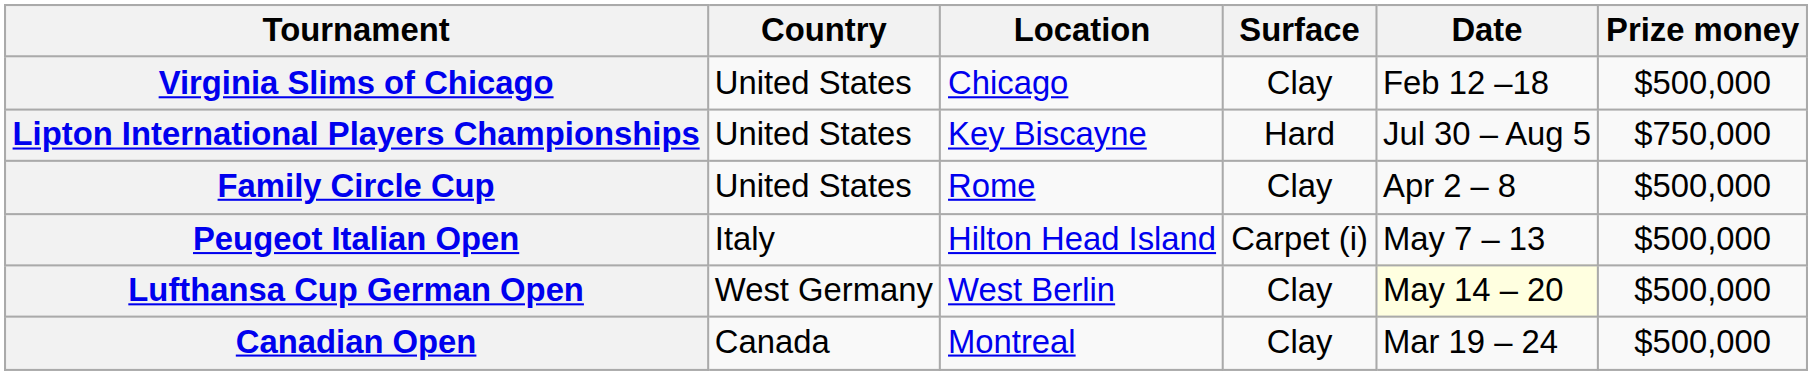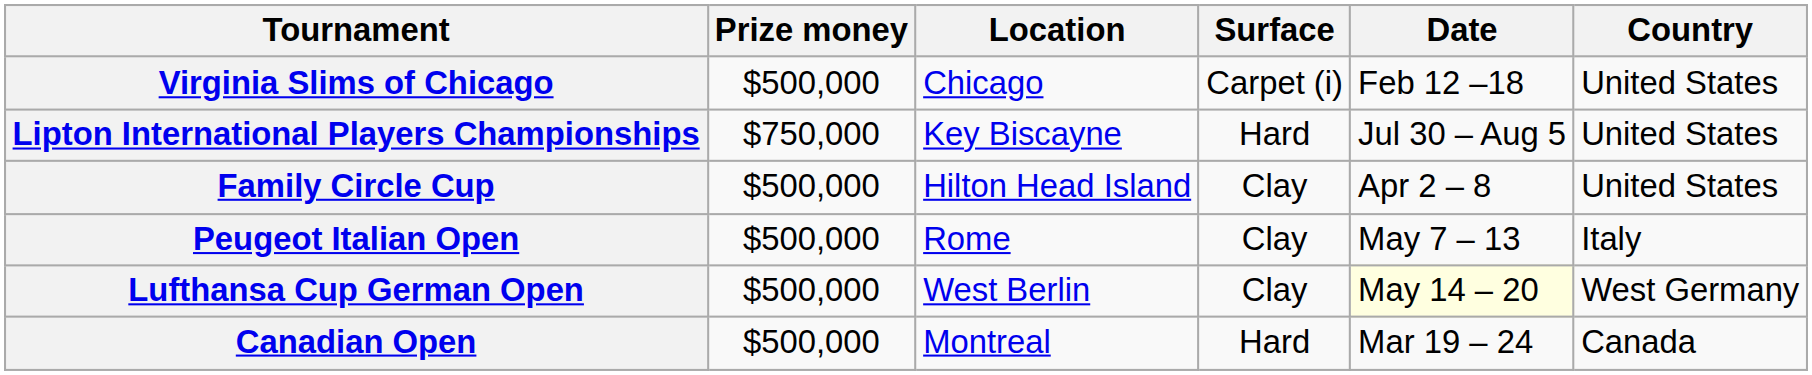columns swapped: (824, 30) <-> (1703, 30)
(1300, 82) Clay -> (1275, 82) Carpet (i)
(992, 186) Rome -> (1057, 186) Hilton Head Island
(1082, 238) Hilton Head Island -> (967, 238) Rome
(1300, 238) Carpet (i) -> (1275, 238) Clay
(1300, 342) Clay -> (1275, 342) Hard
